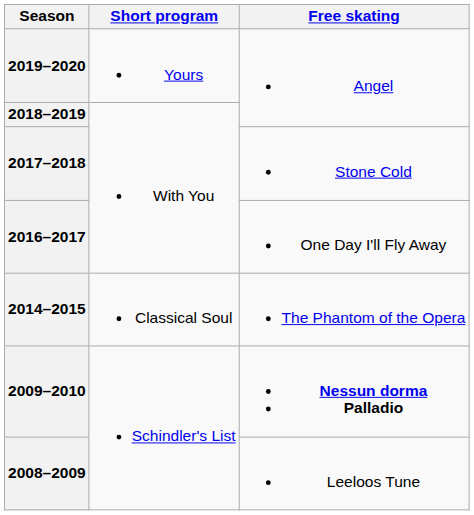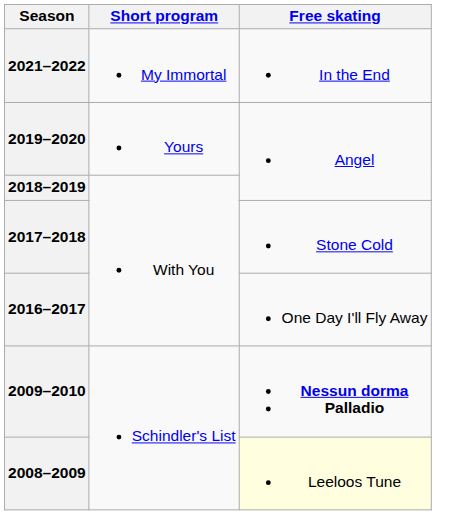+ row: (47, 65)
- row: (47, 309)
(354, 482) no background -> (335, 482) lightyellow background
